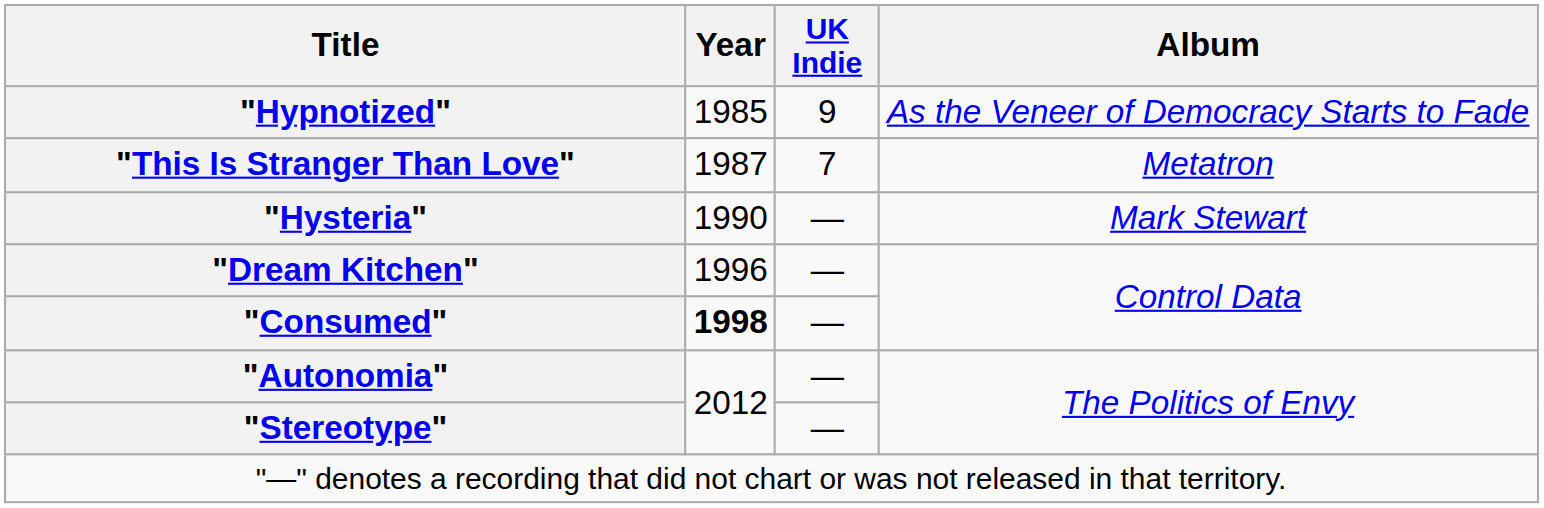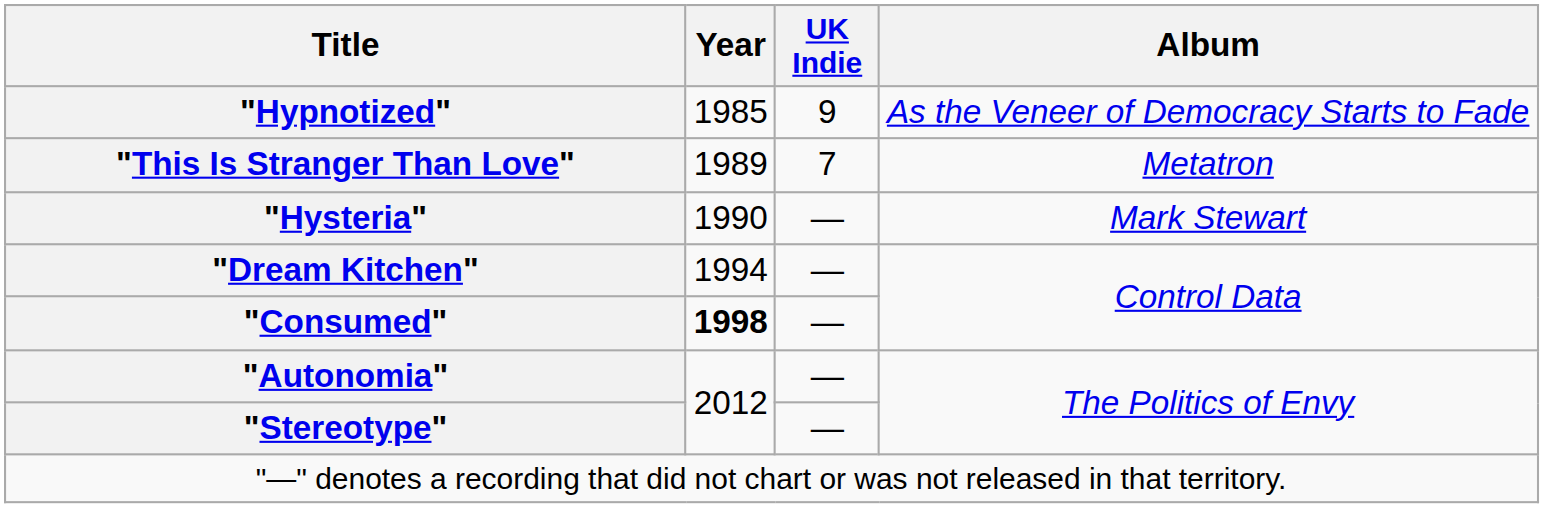(731, 164) 1987 -> (731, 164) 1989
(731, 269) 1996 -> (731, 269) 1994
